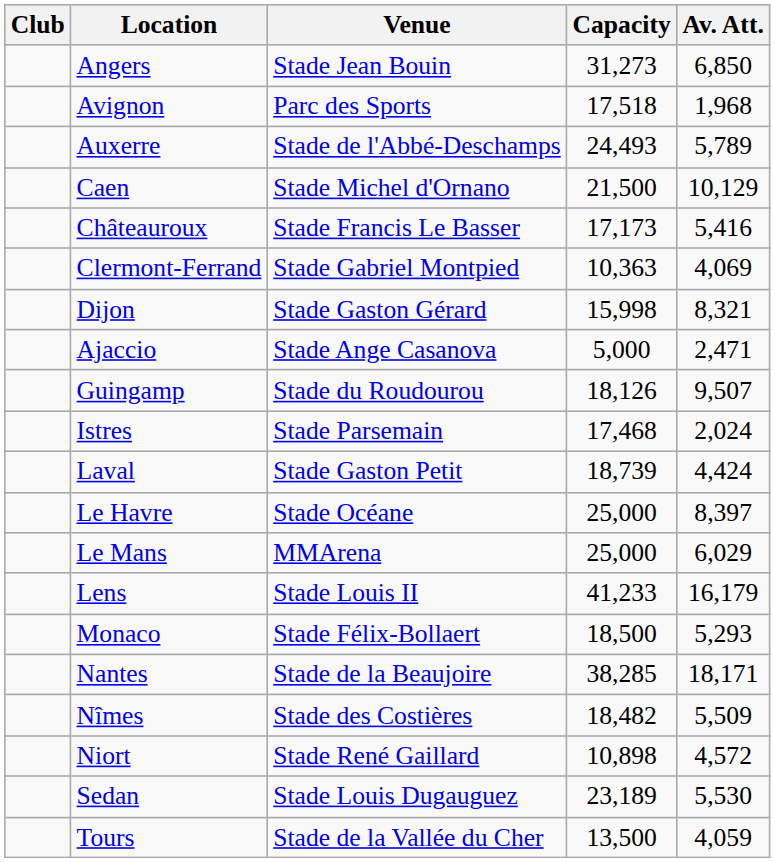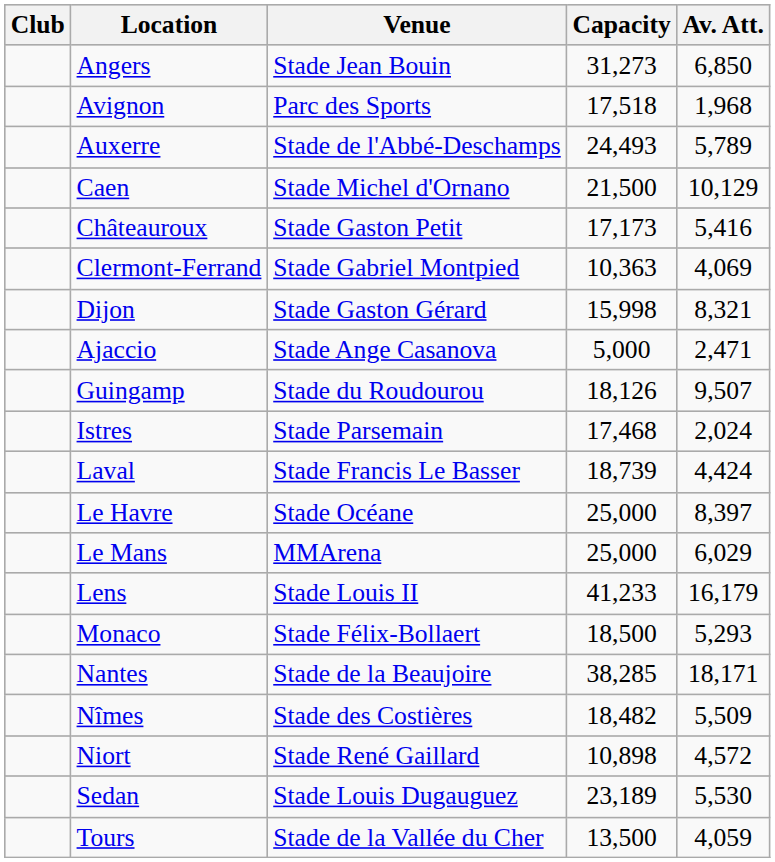(397, 227) Stade Francis Le Basser -> (368, 227) Stade Gaston Petit
(368, 471) Stade Gaston Petit -> (397, 471) Stade Francis Le Basser
